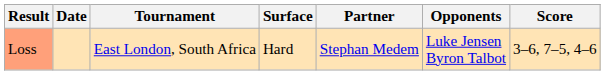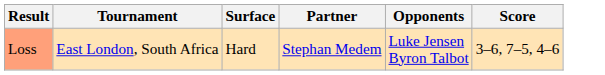- column: (72, 16)
